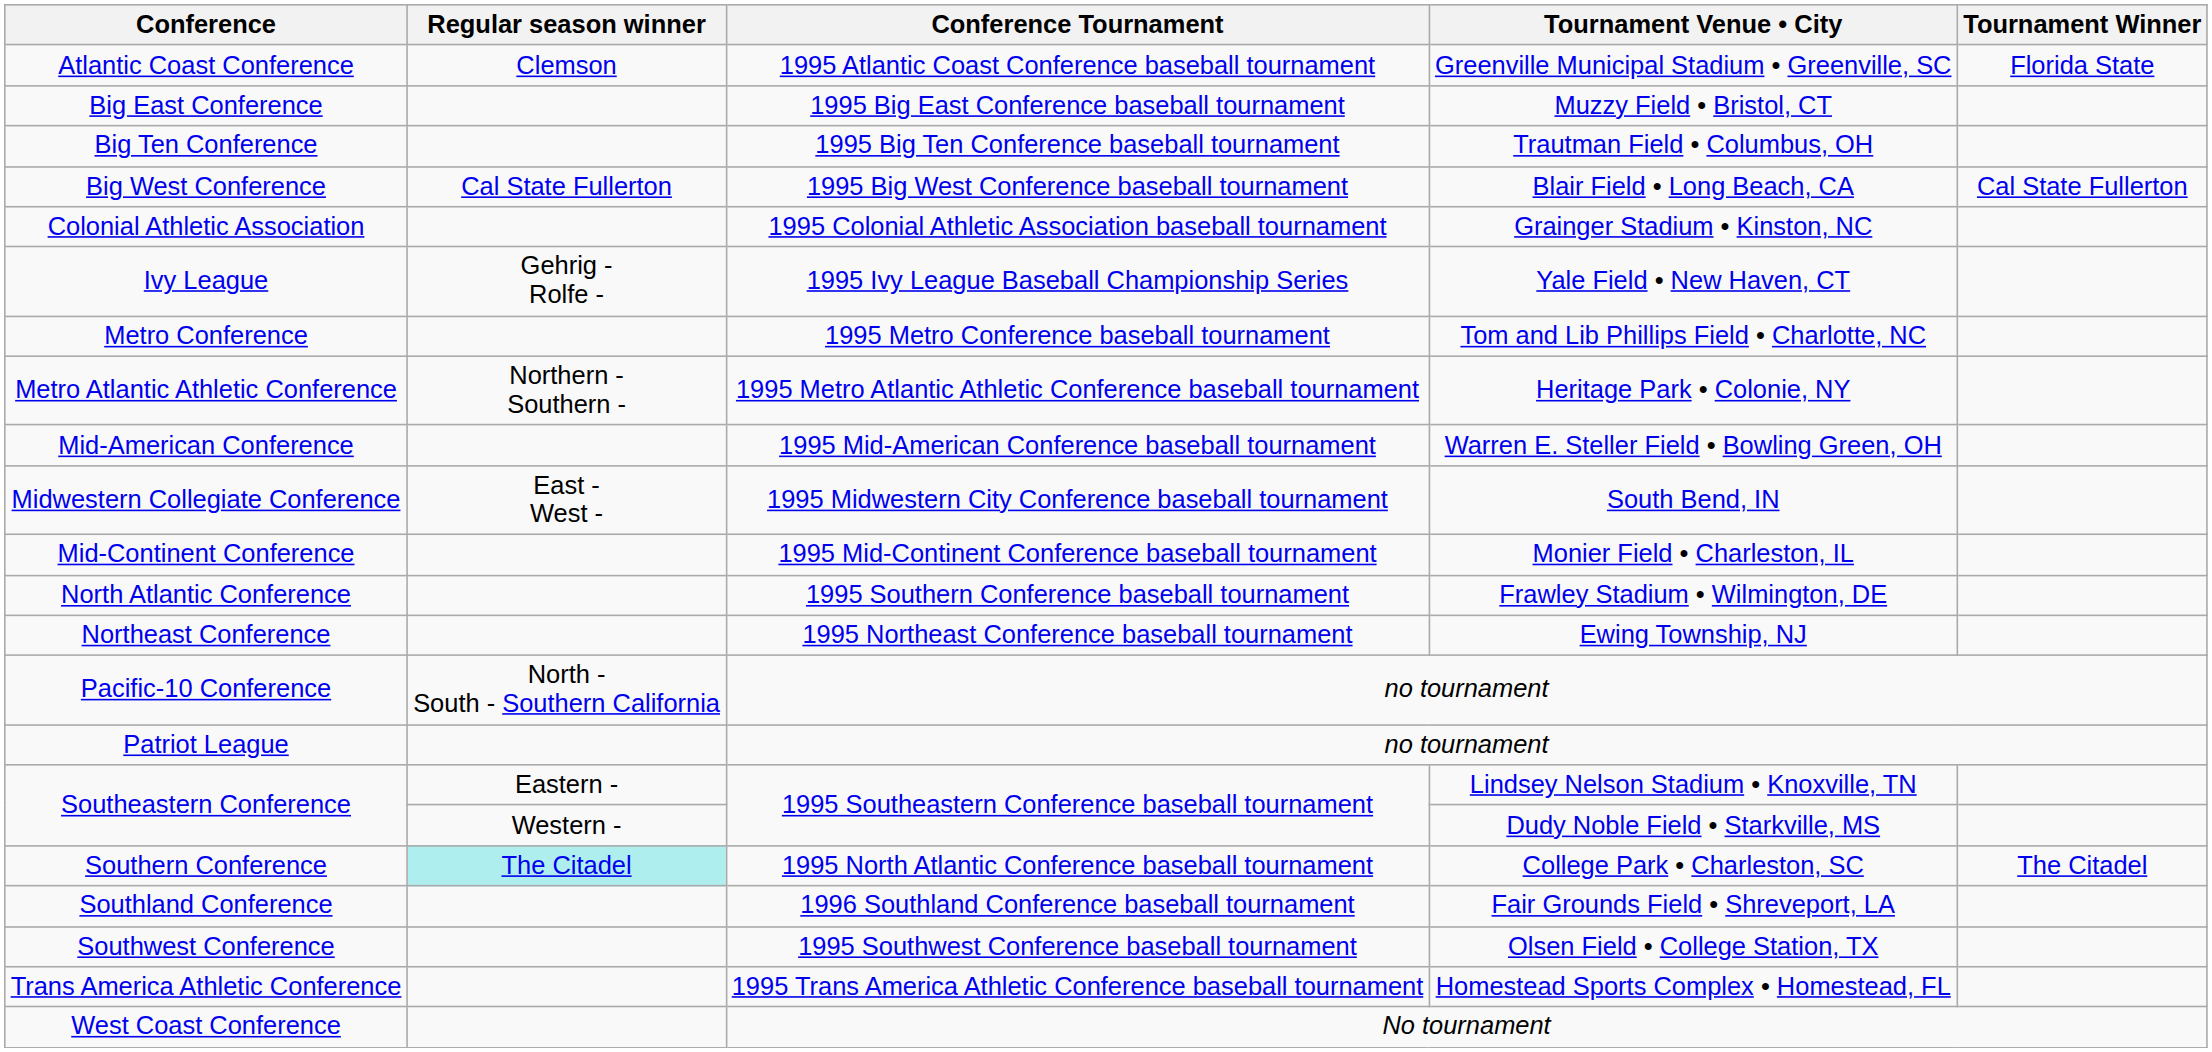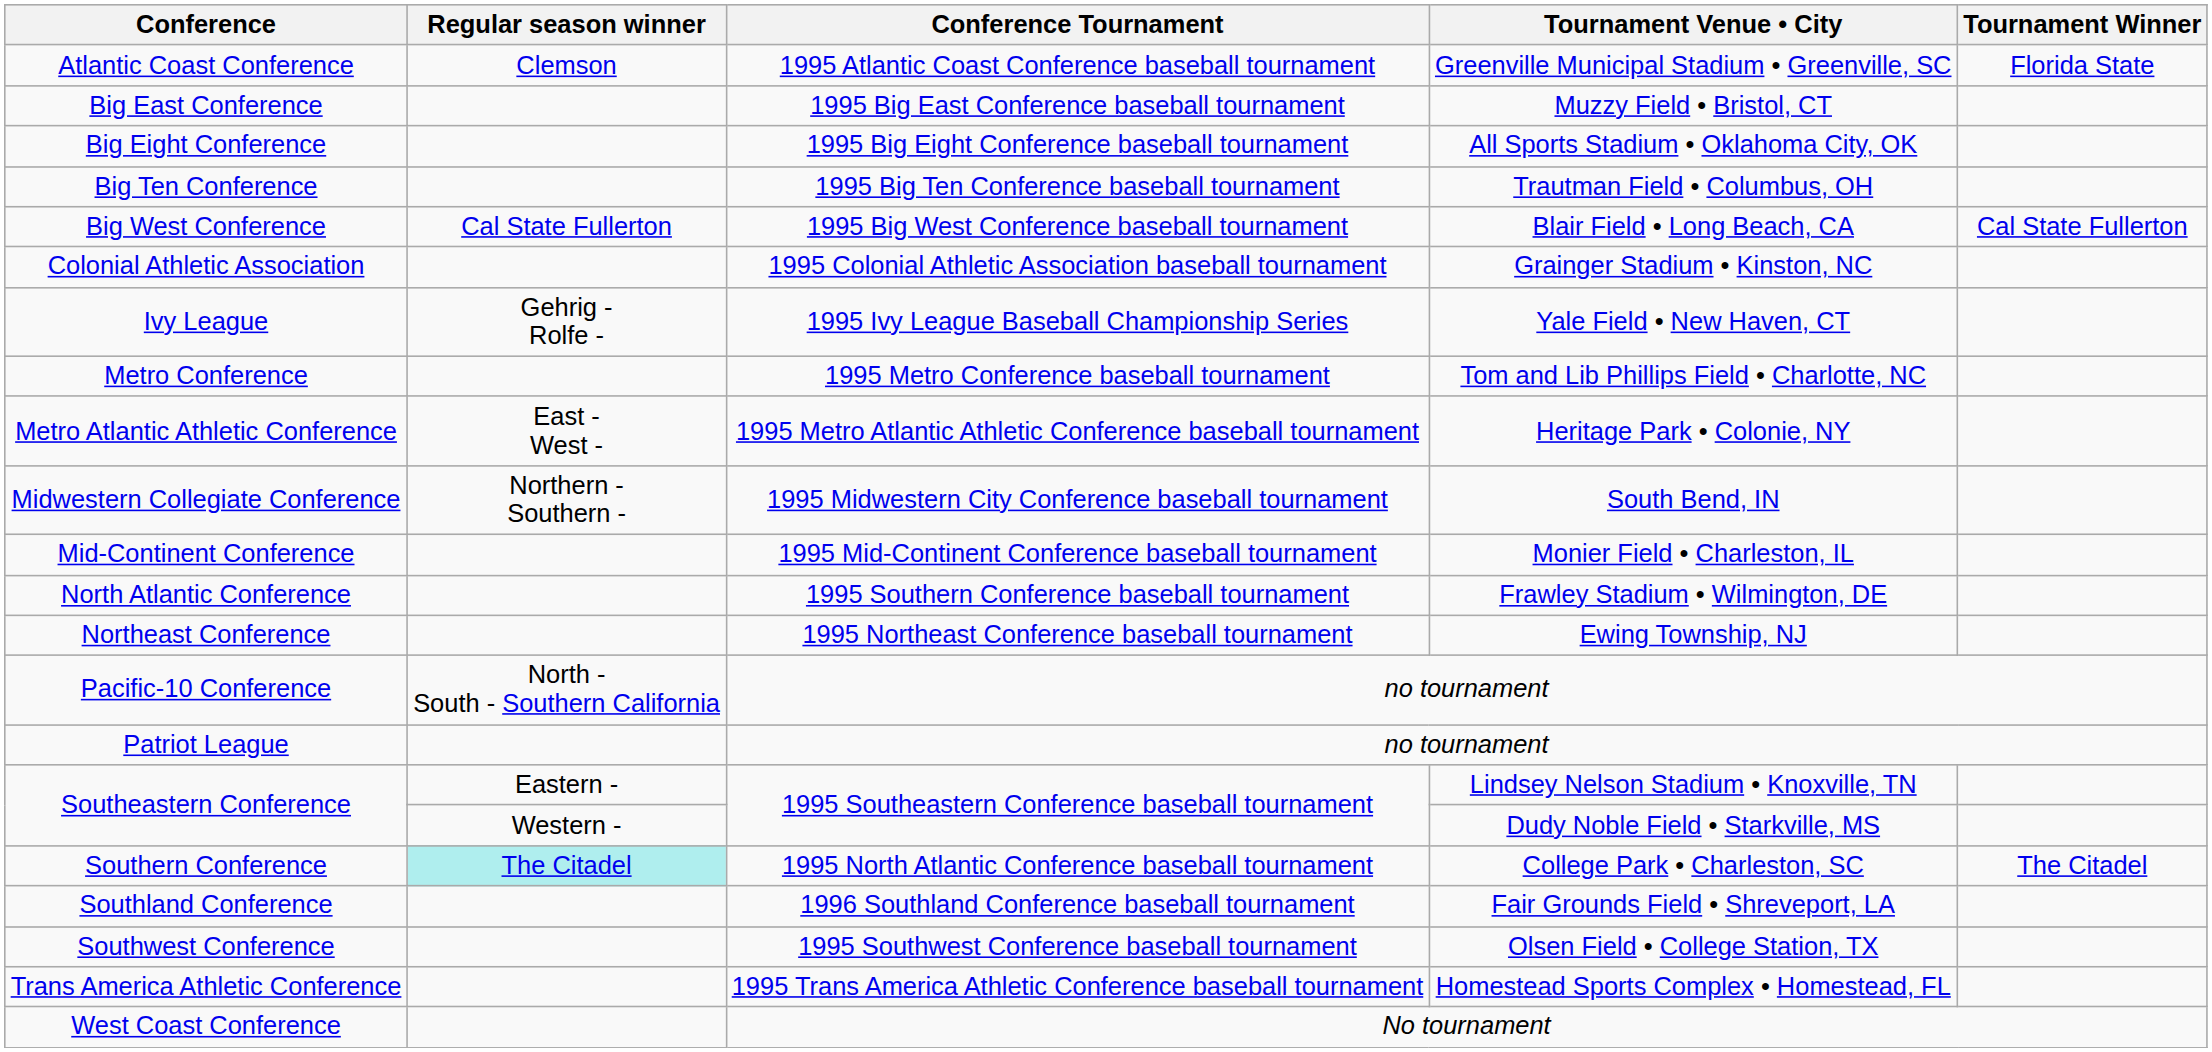+ row: (206, 145)
(567, 390) Northern - Southern - -> (567, 430) East - West -
- row: (206, 445)
(567, 499) East - West - -> (567, 499) Northern - Southern -
